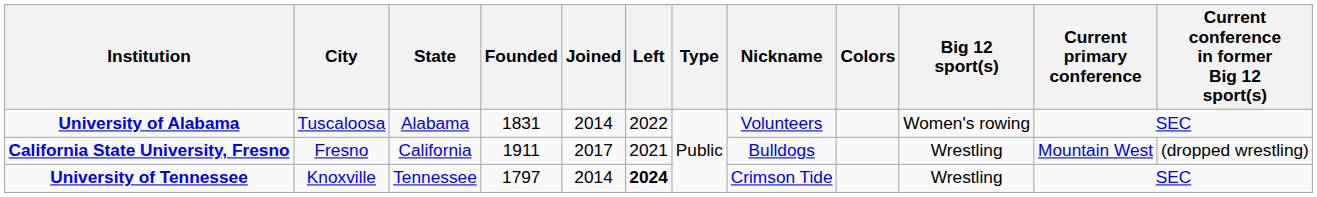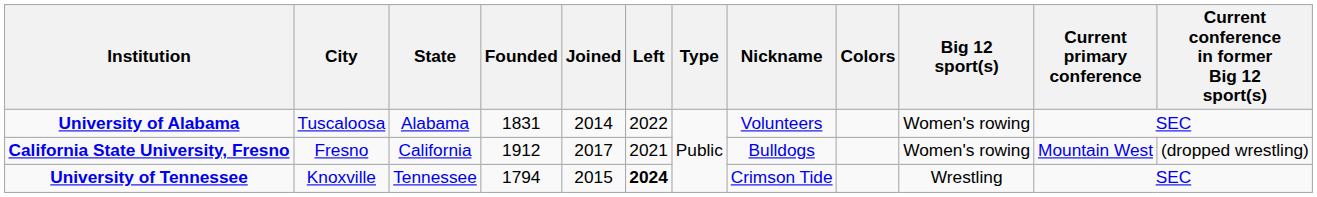(521, 150) 1911 -> (521, 150) 1912
(967, 150) Wrestling -> (967, 150) Women's rowing
(521, 178) 1797 -> (521, 178) 1794
(594, 178) 2014 -> (594, 178) 2015
